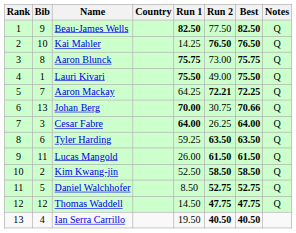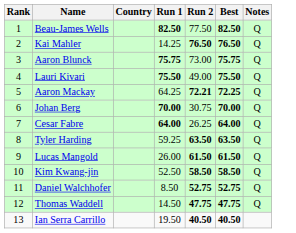- column: (42, 12)
(249, 108) 70.66 -> (229, 108) 70.00
